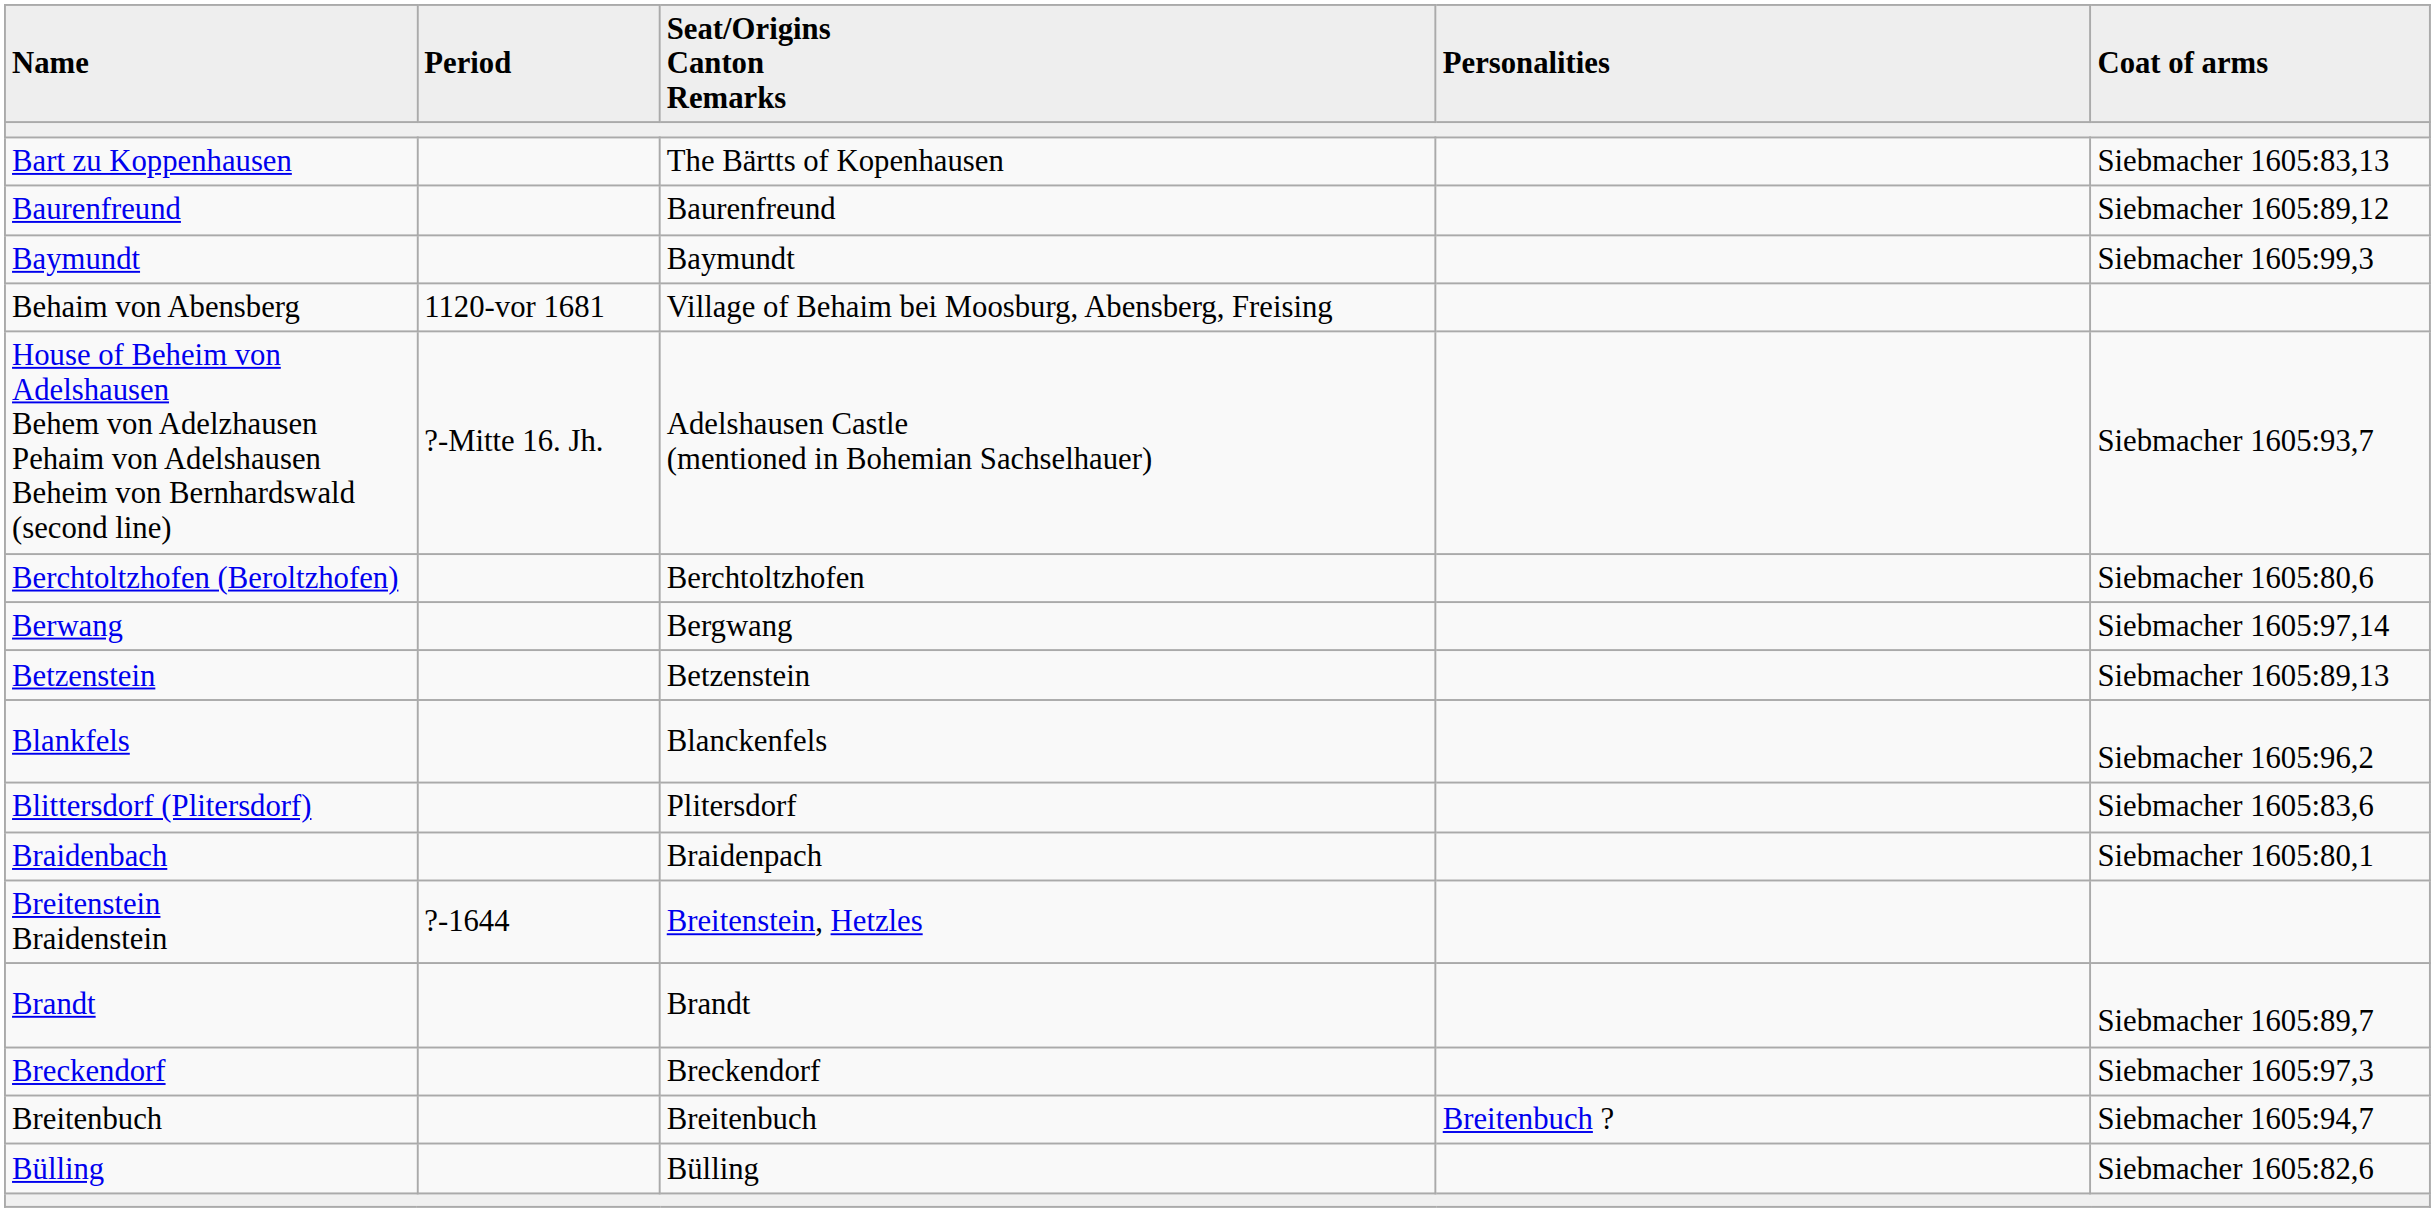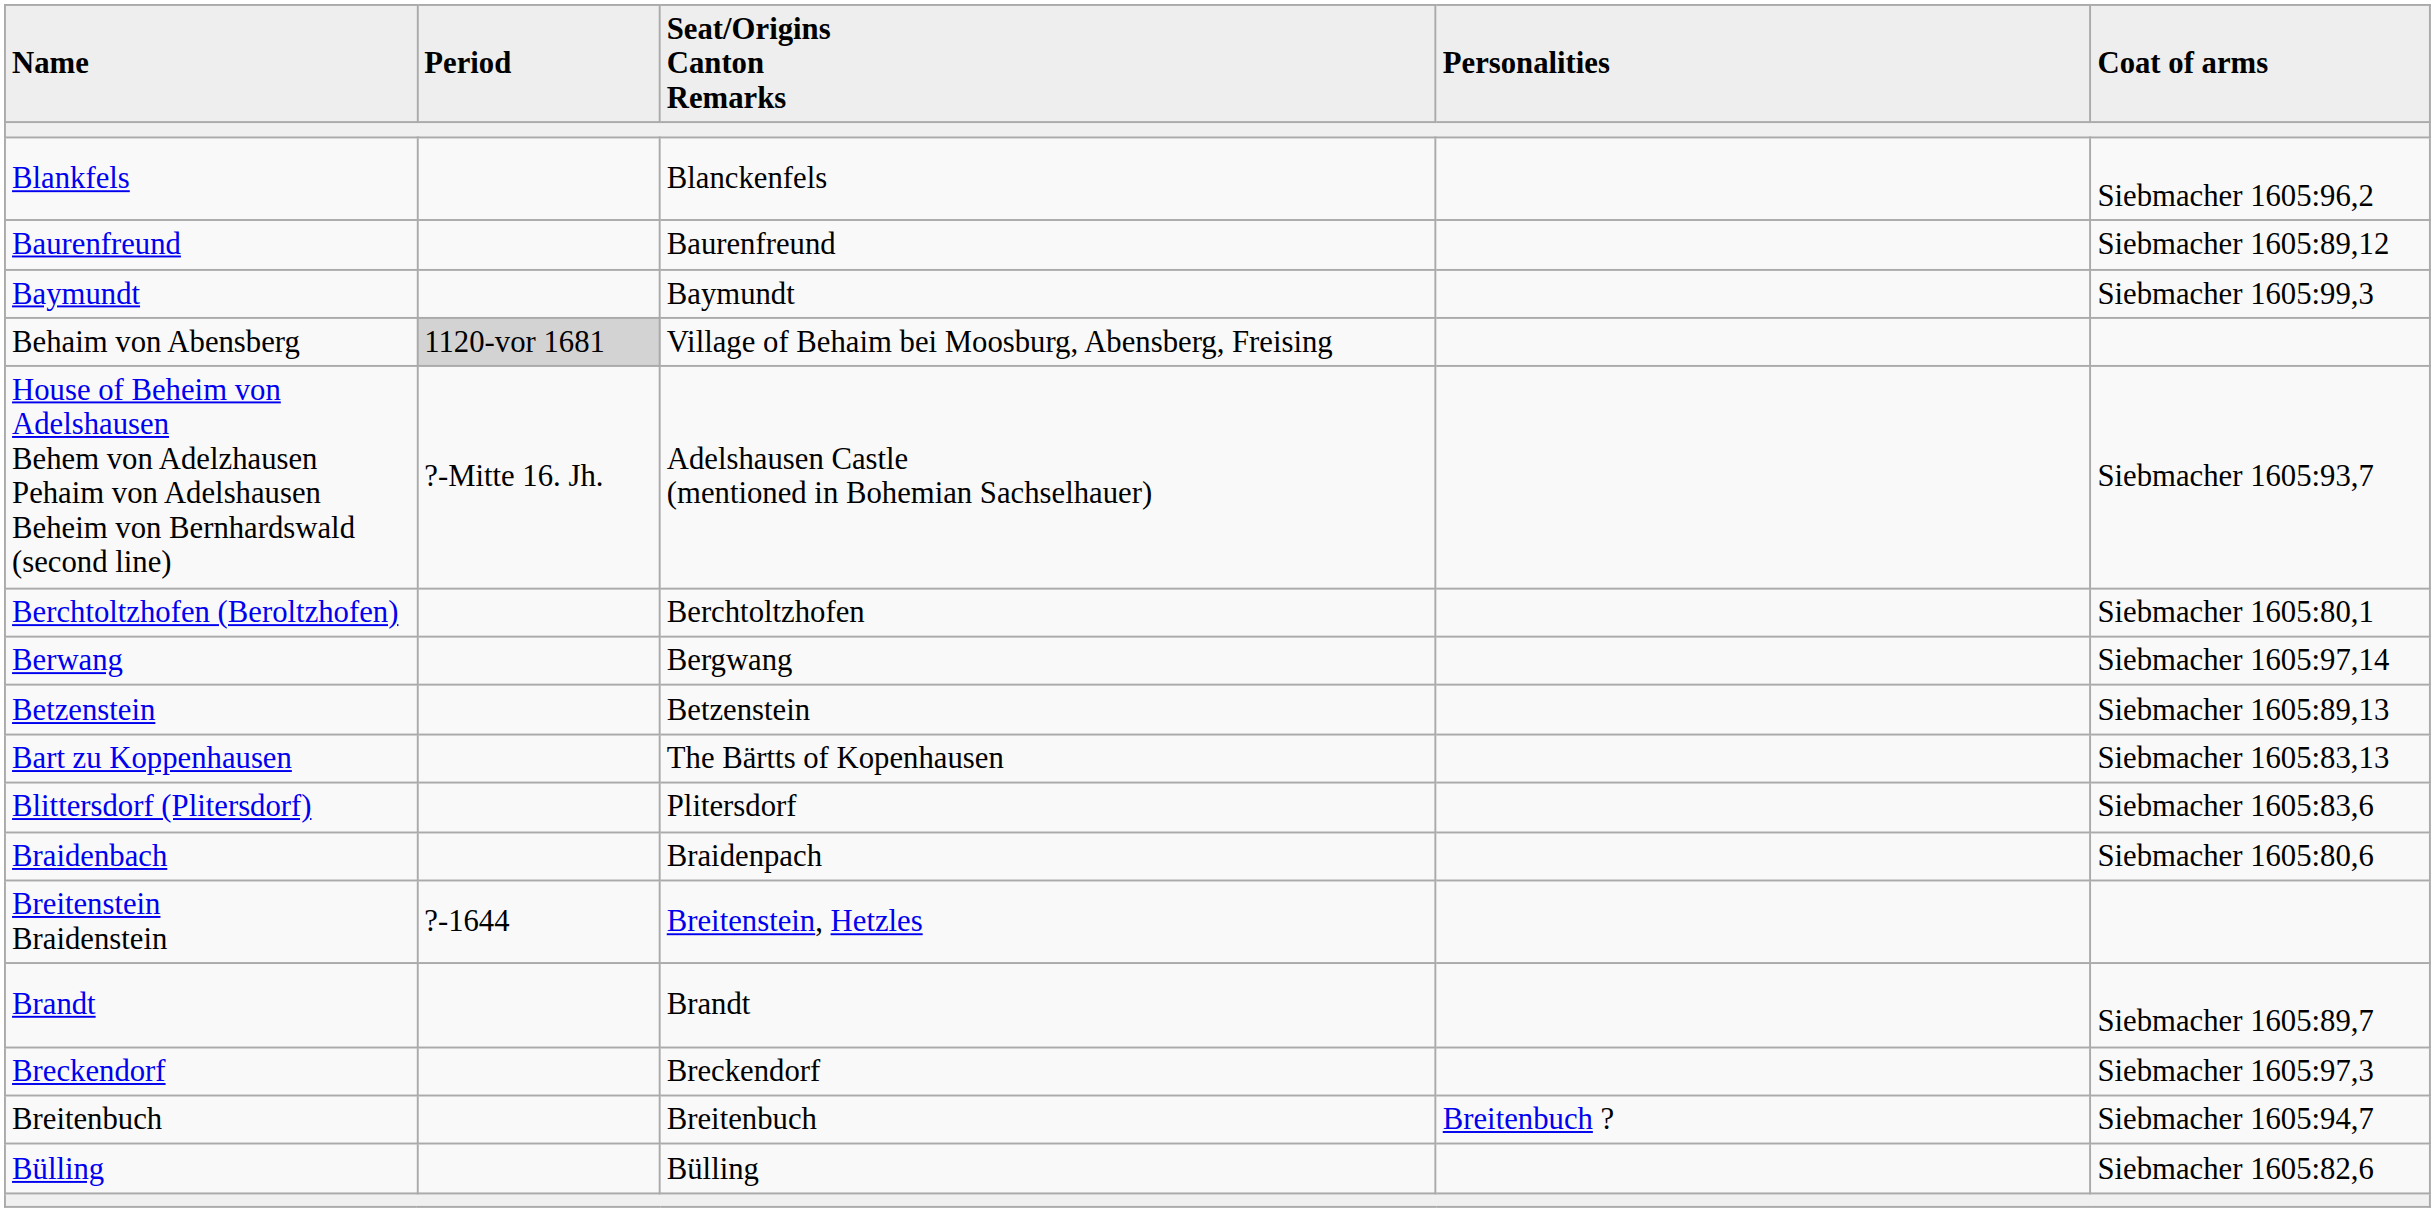rows swapped: (152, 160) <-> (71, 740)
(515, 307) no background -> (515, 341) lightgrey background
(2236, 577) Siebmacher 1605:80,6 -> (2236, 611) Siebmacher 1605:80,1
(2236, 855) Siebmacher 1605:80,1 -> (2236, 855) Siebmacher 1605:80,6
